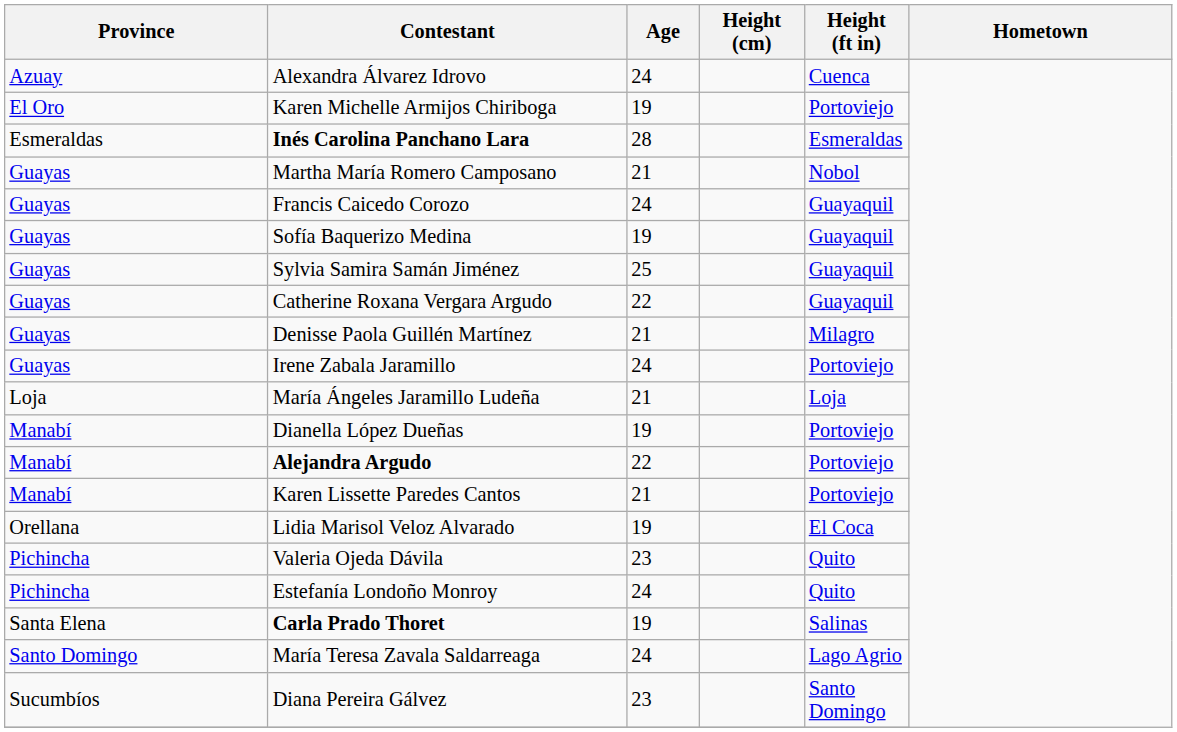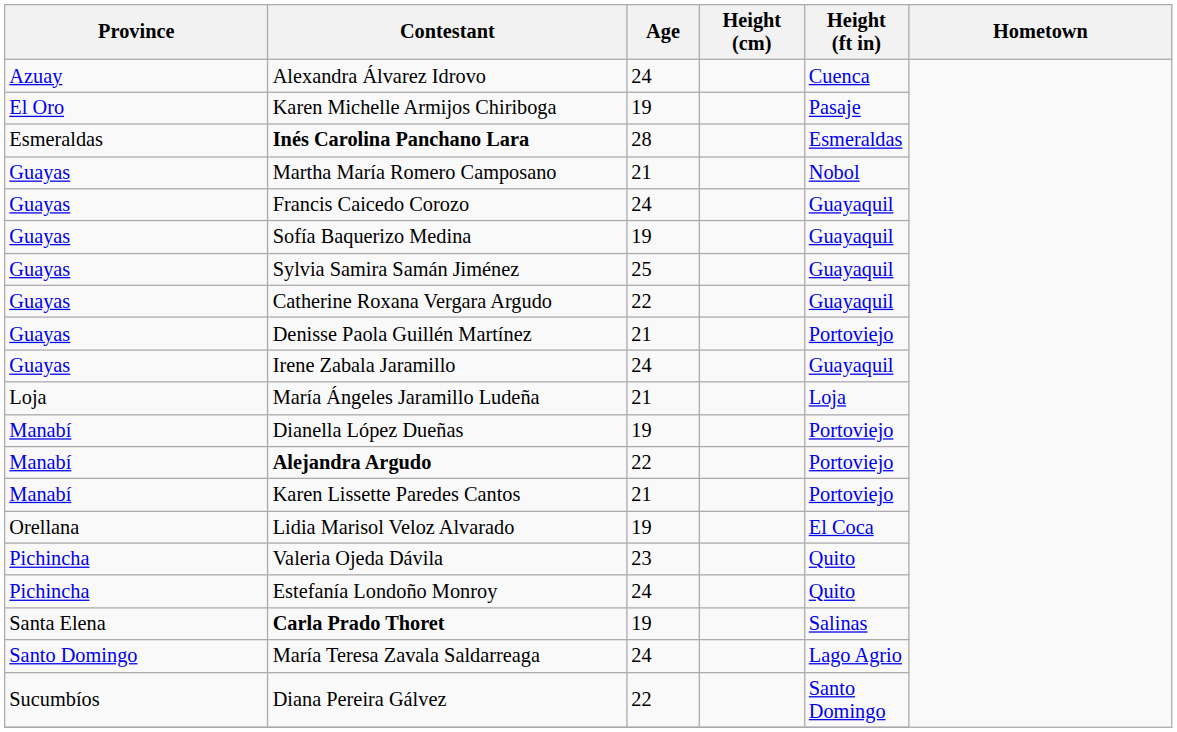(851, 107) Portoviejo -> (835, 107) Pasaje
(842, 333) Milagro -> (851, 333) Portoviejo
(851, 365) Portoviejo -> (851, 365) Guayaquil
(641, 699) 23 -> (641, 699) 22
